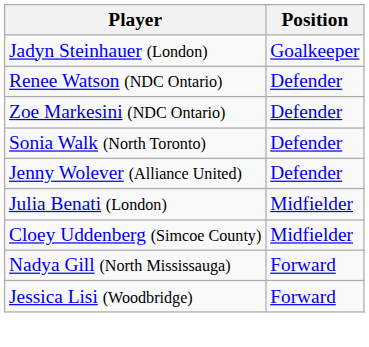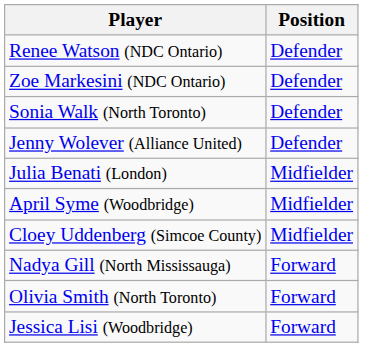- row: (108, 50)
+ row: (101, 204)
+ row: (113, 296)
